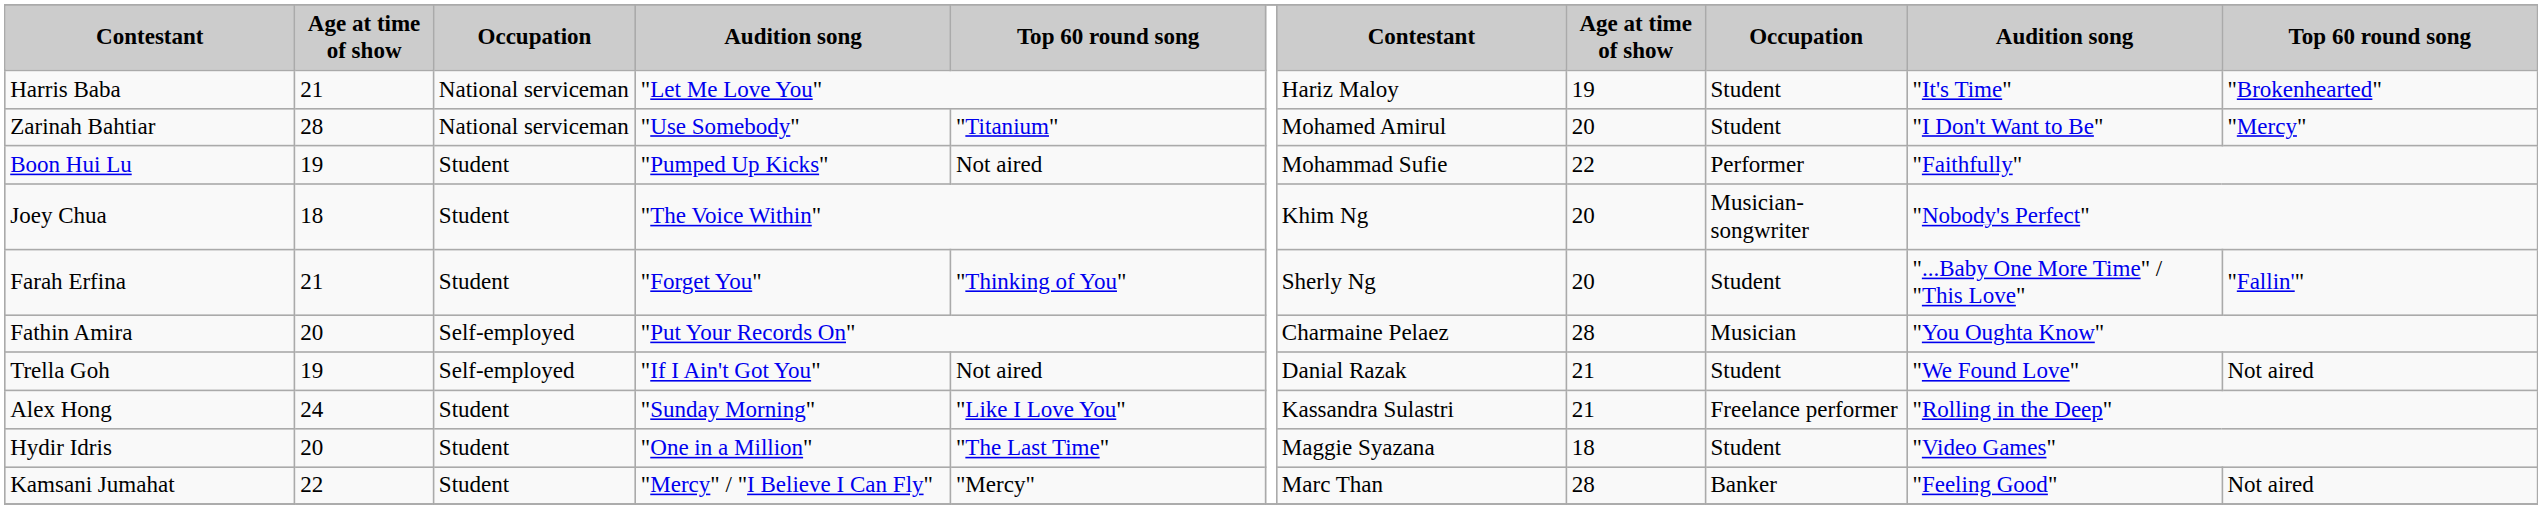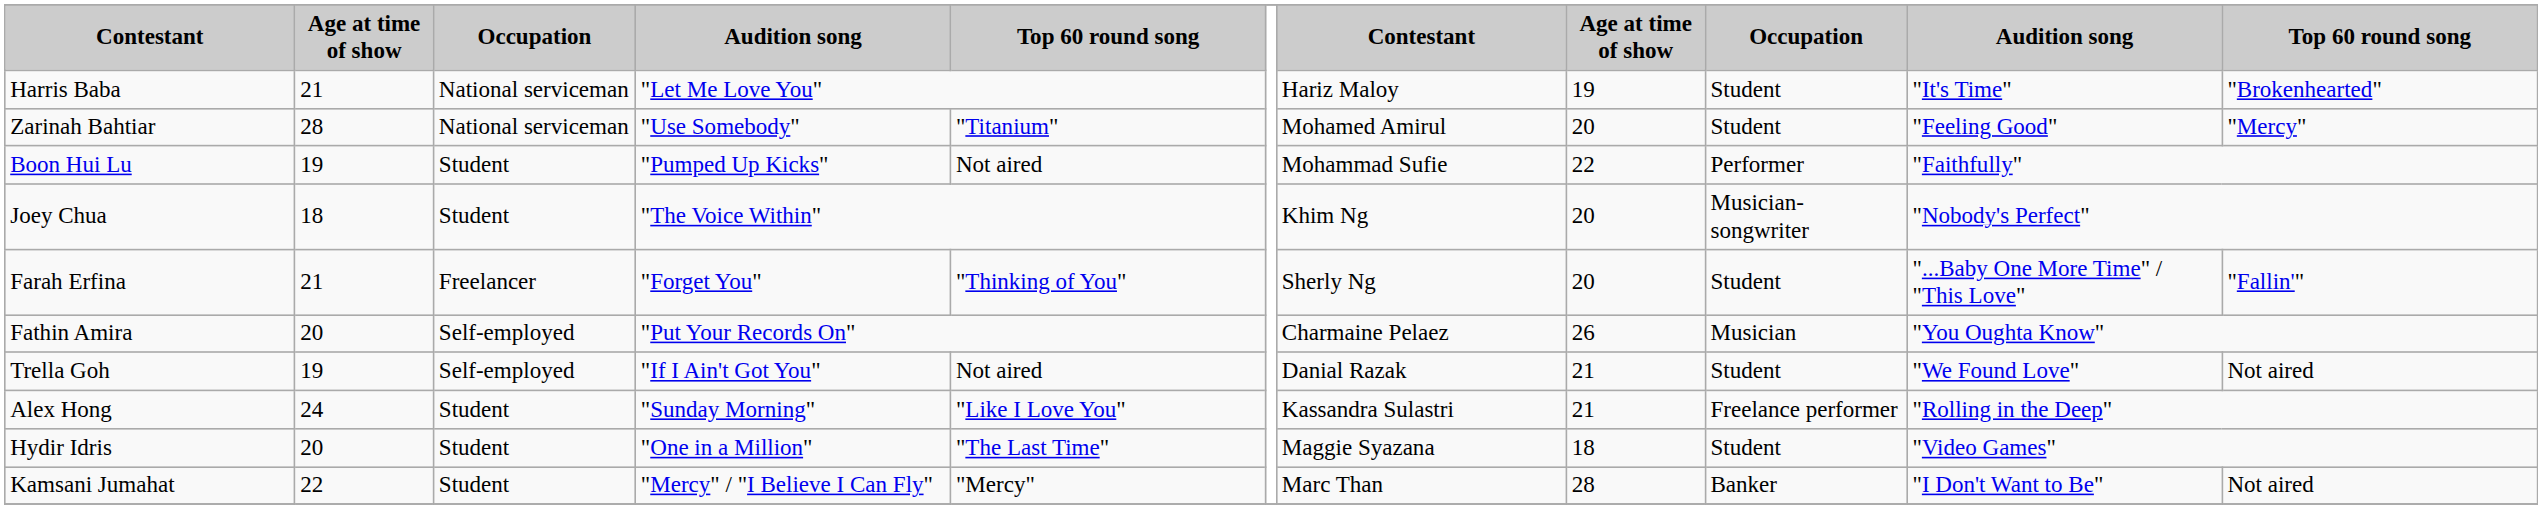(2008, 127) "I Don't Want to Be" -> (1985, 127) "Feeling Good"
(474, 281) Student -> (487, 281) Freelancer
(1583, 333) 28 -> (1583, 333) 26
(1985, 485) "Feeling Good" -> (2008, 485) "I Don't Want to Be"
